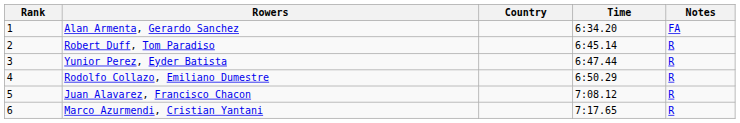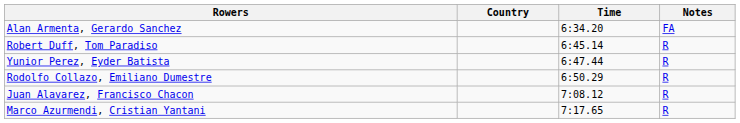- column: (33, 13)
